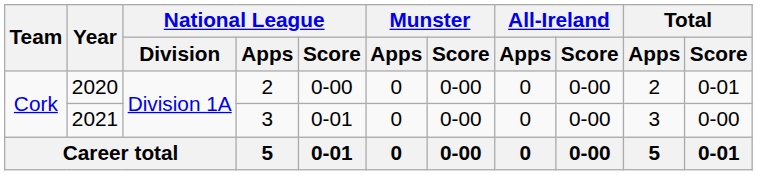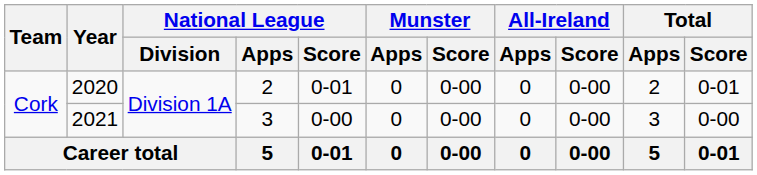(332, 86) 0-00 -> (332, 86) 0-01
(332, 119) 0-01 -> (332, 119) 0-00
